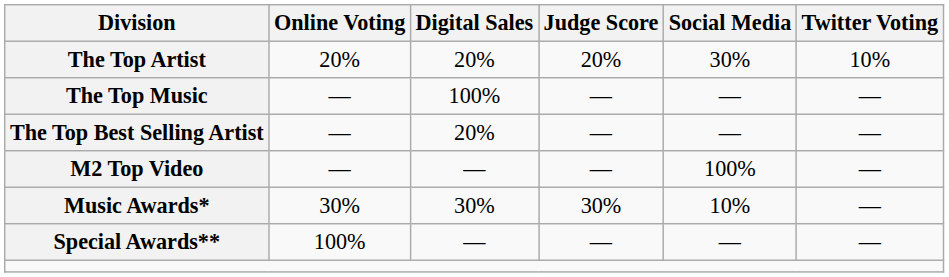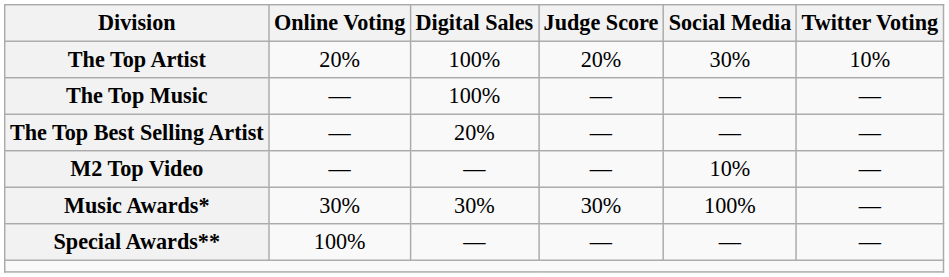(474, 59) 20% -> (474, 59) 100%
(730, 169) 100% -> (730, 169) 10%
(730, 205) 10% -> (730, 205) 100%
